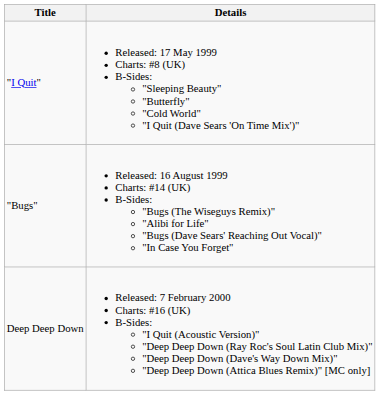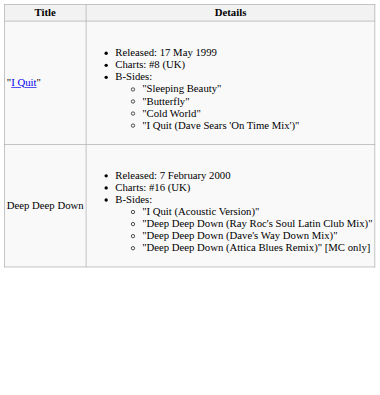- row: (22, 205)
